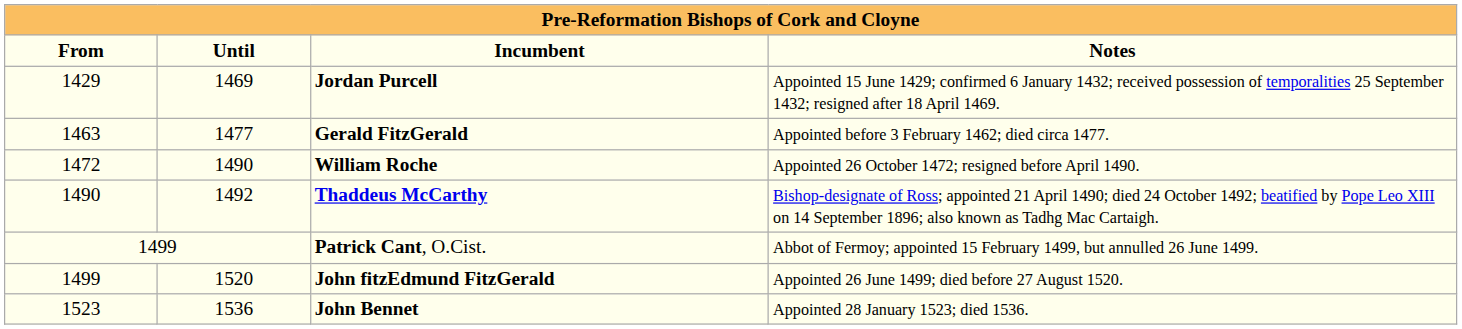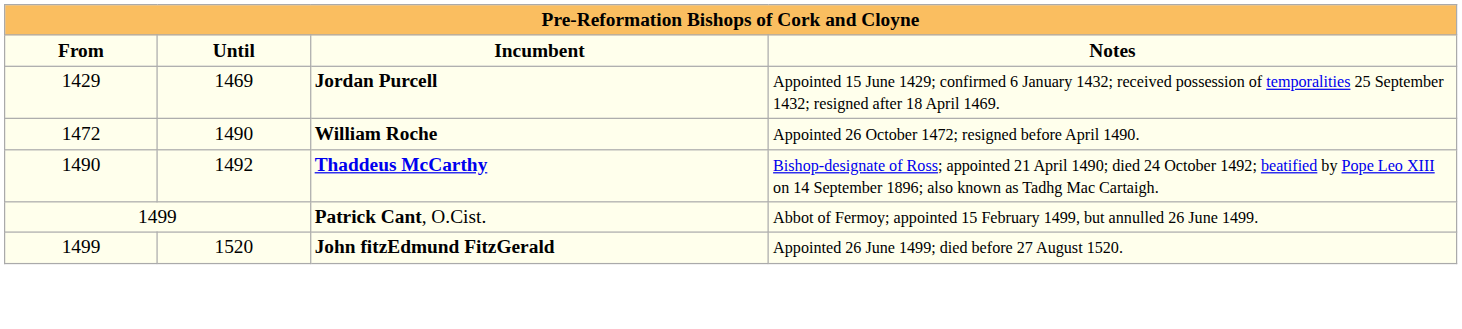- row: (391, 133)
- row: (367, 309)
